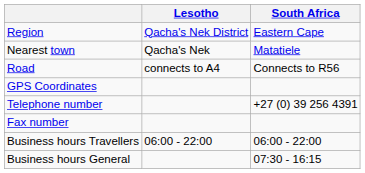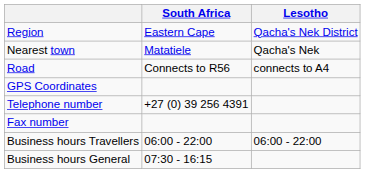columns swapped: (306, 13) <-> (196, 13)
